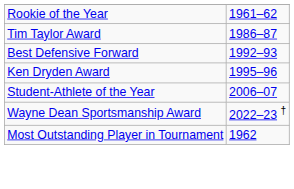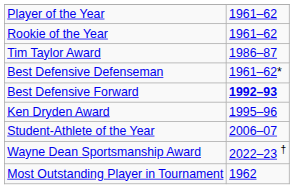+ row: (56, 14)
+ row: (85, 72)
(253, 53) normal -> (253, 92) bold
